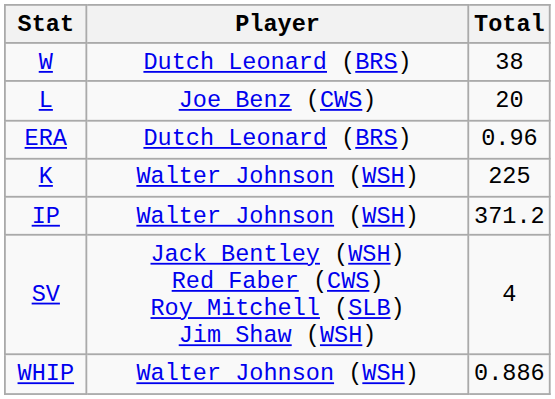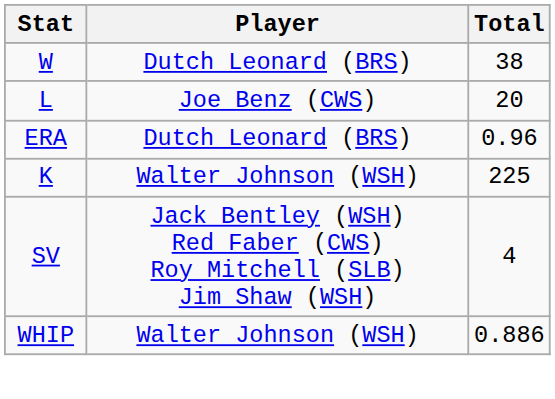- row: (46, 216)
